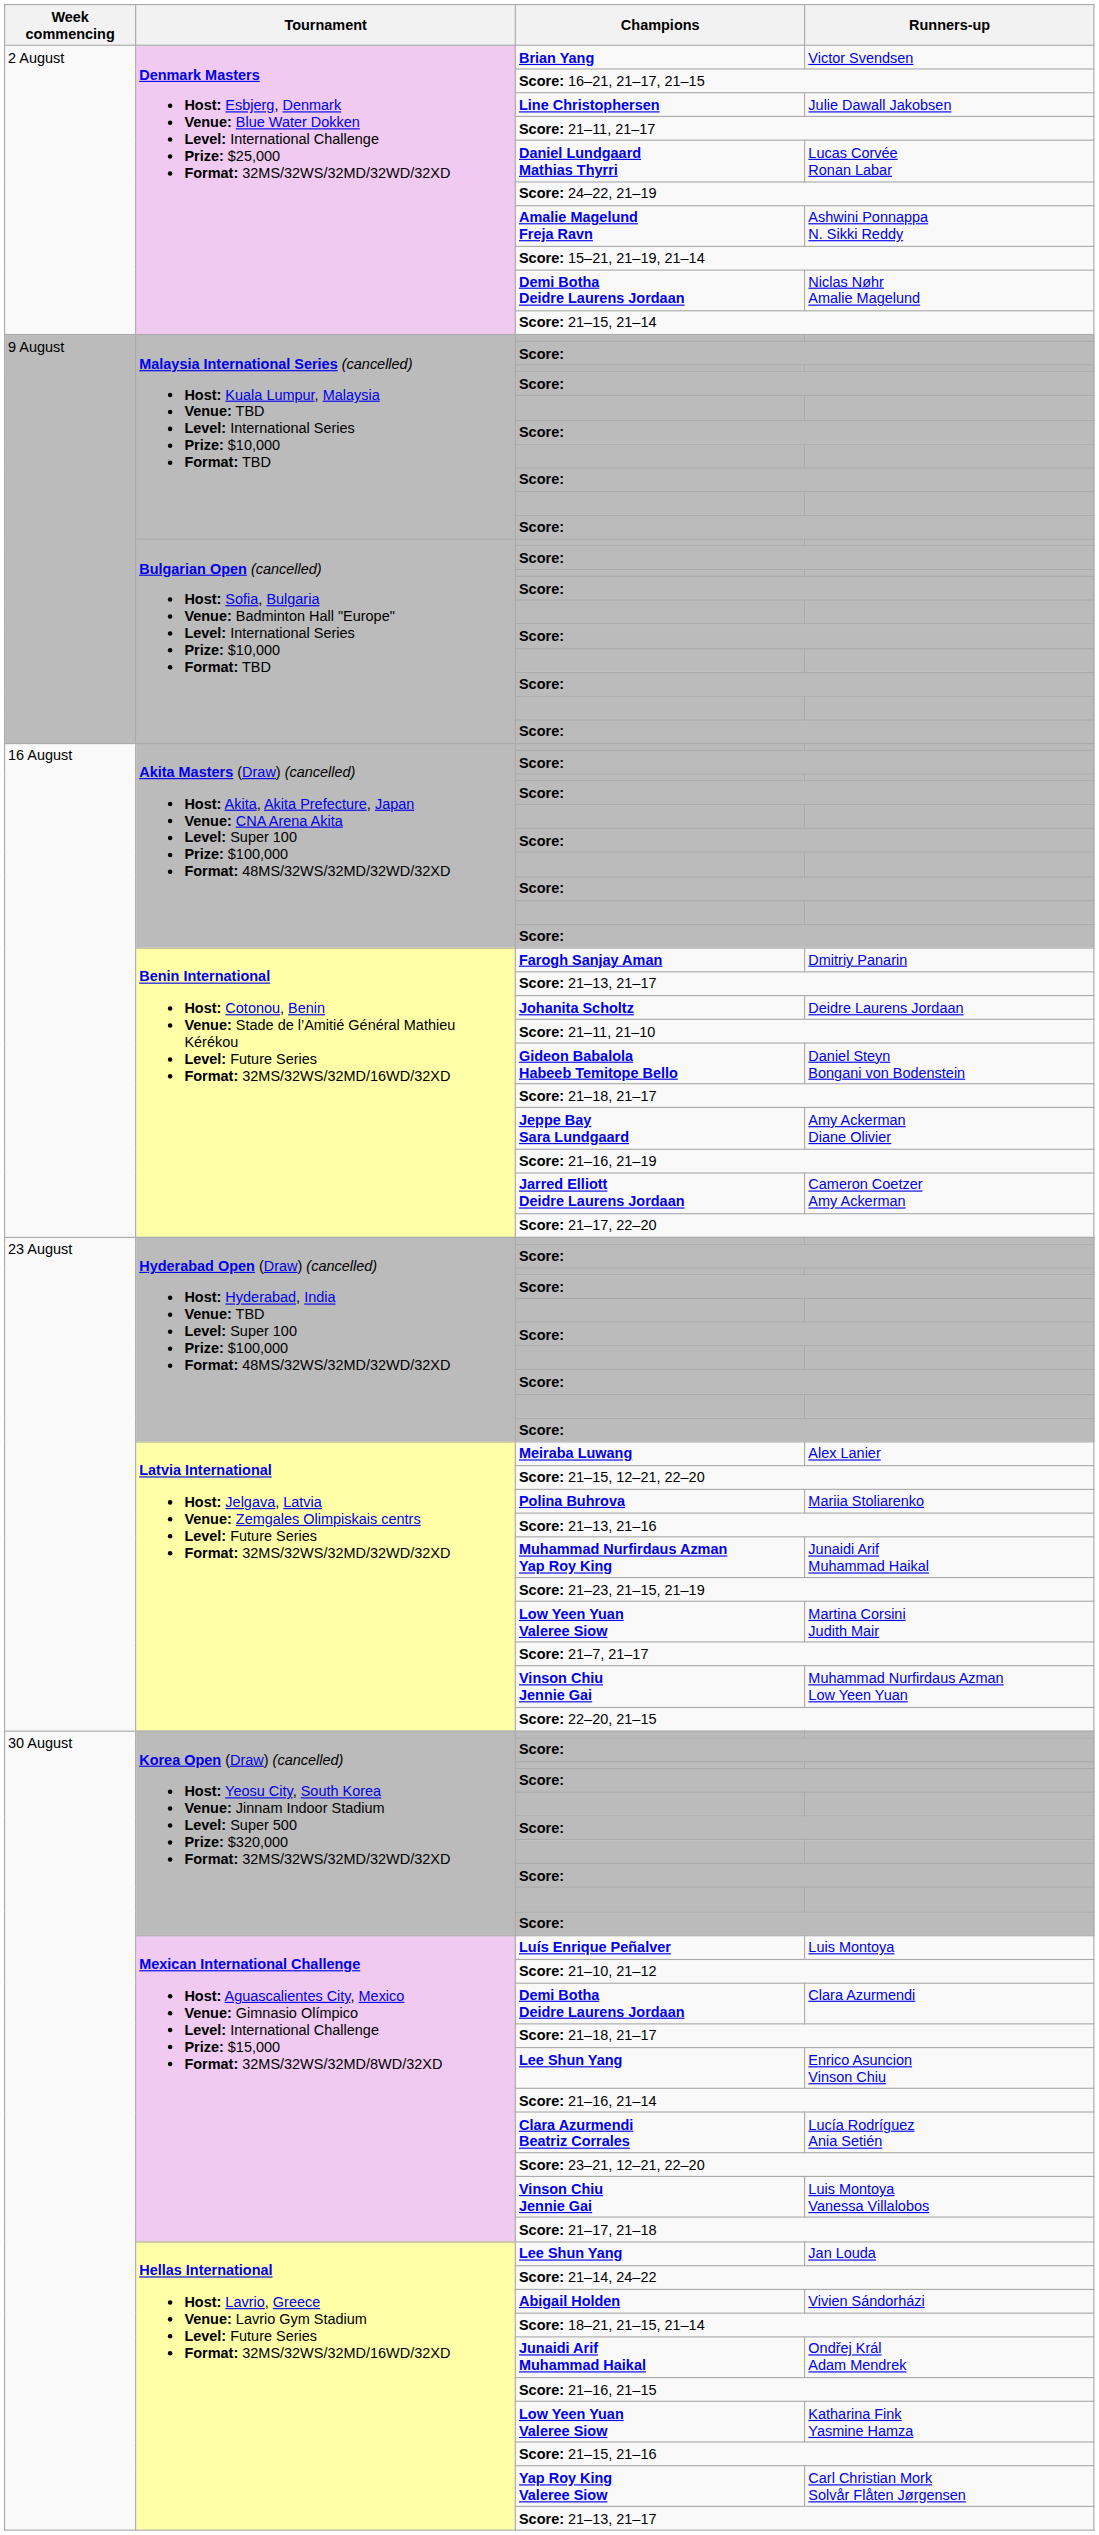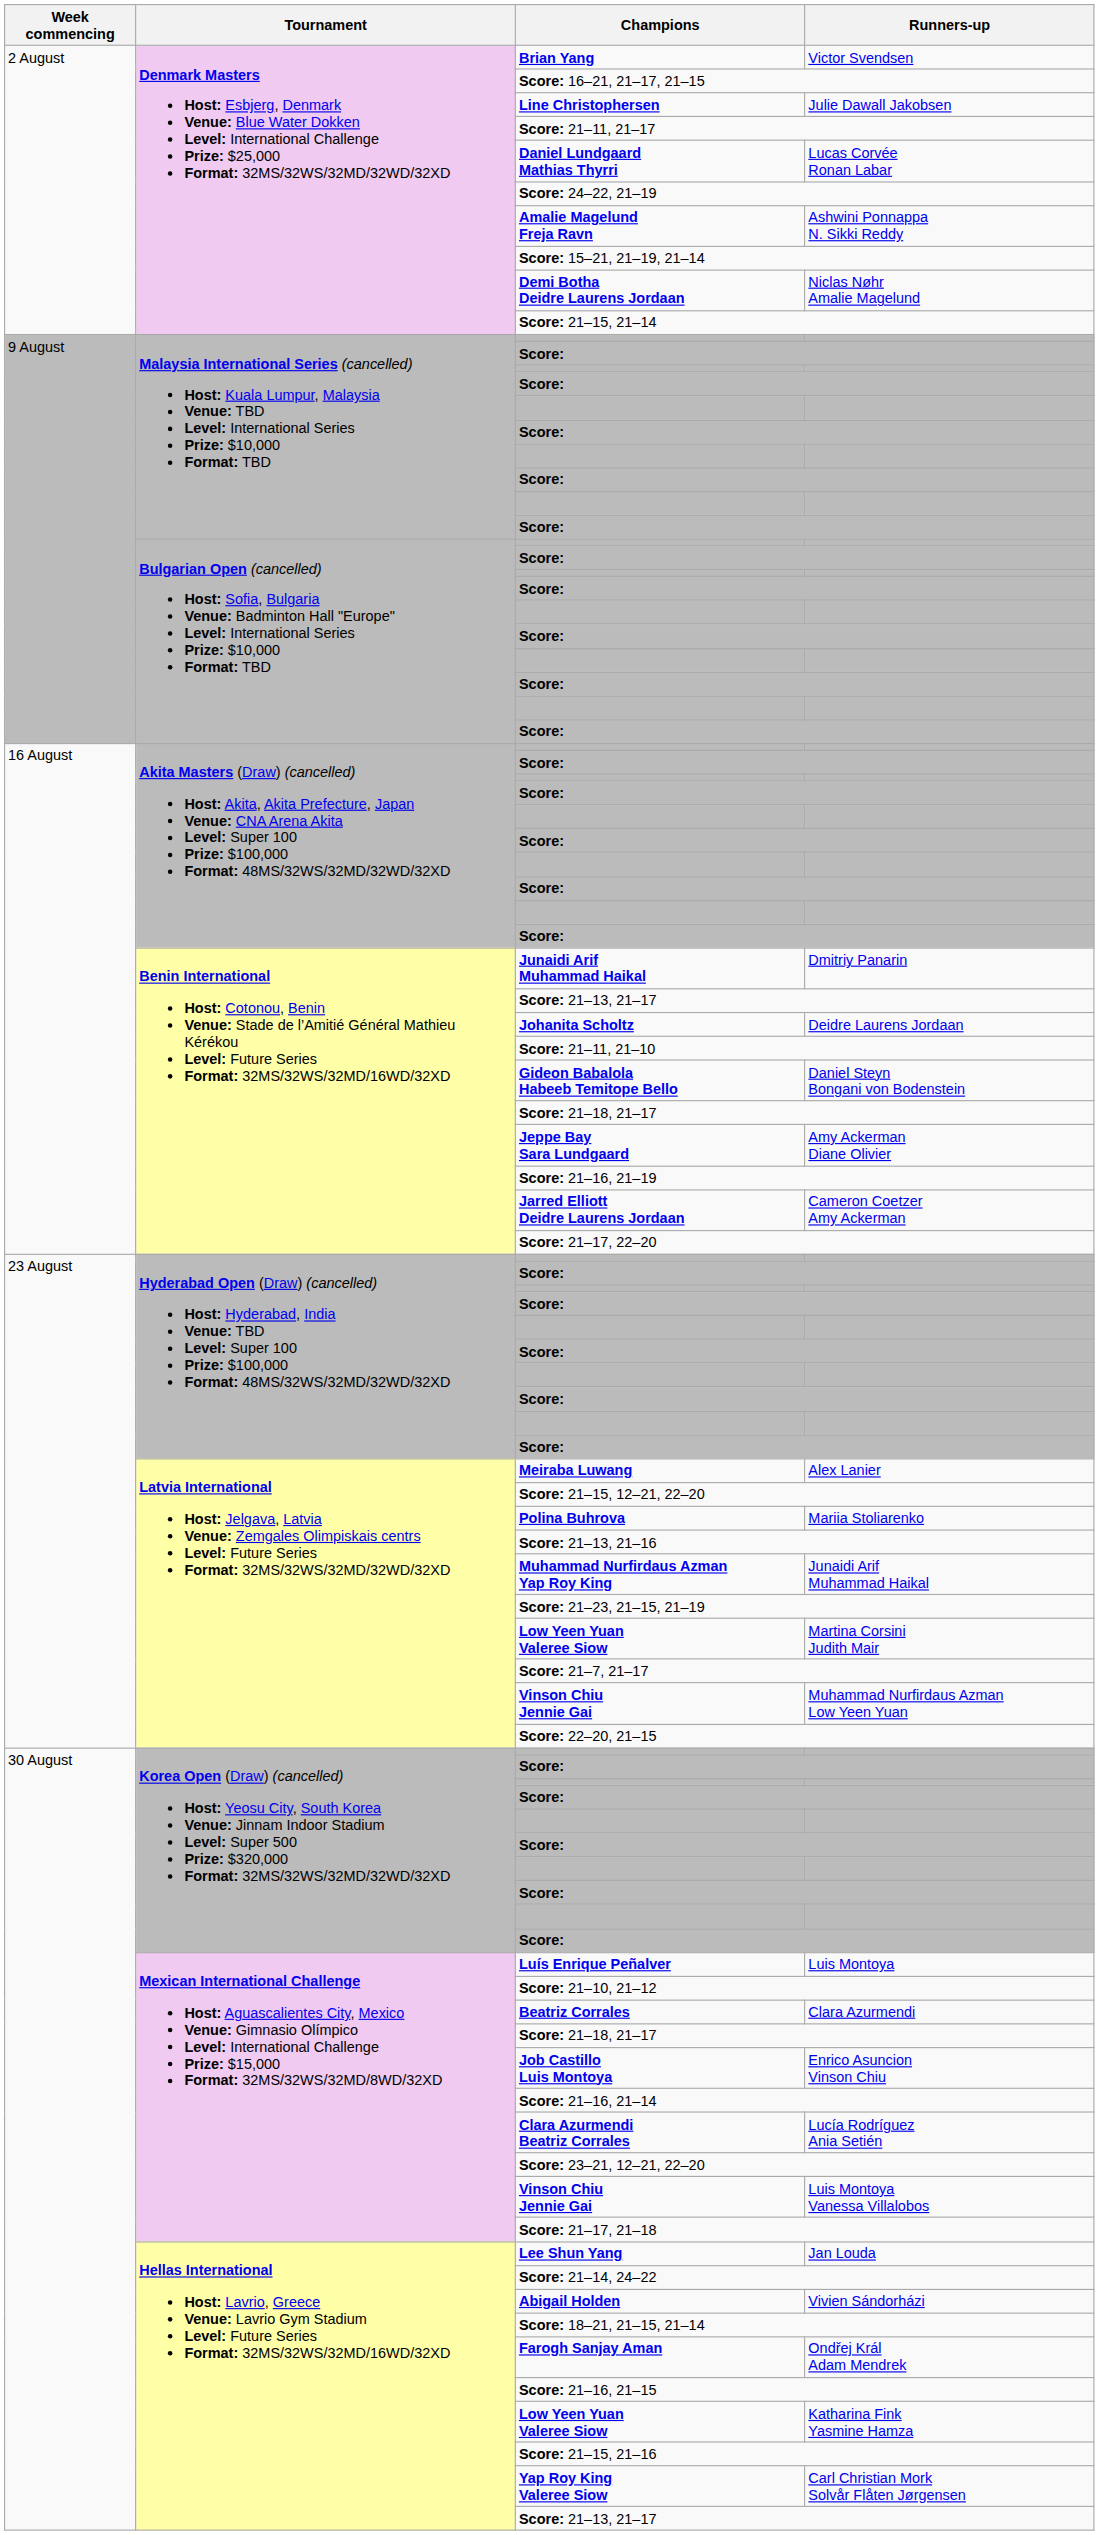(591, 960) Farogh Sanjay Aman -> (582, 968) Junaidi Arif Muhammad Haikal
(602, 2003) Demi Botha Deidre Laurens Jordaan -> (574, 2012) Beatriz Corrales
(571, 2059) Lee Shun Yang -> (566, 2068) Job Castillo Luis Montoya
(582, 2357) Junaidi Arif Muhammad Haikal -> (591, 2348) Farogh Sanjay Aman
